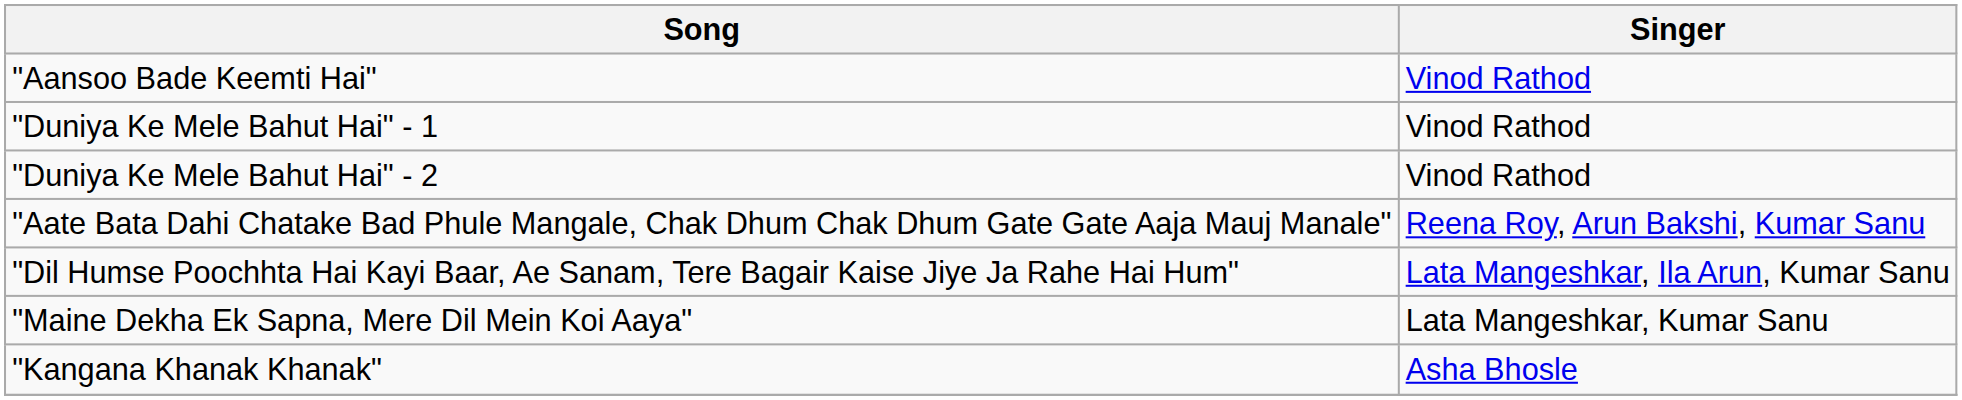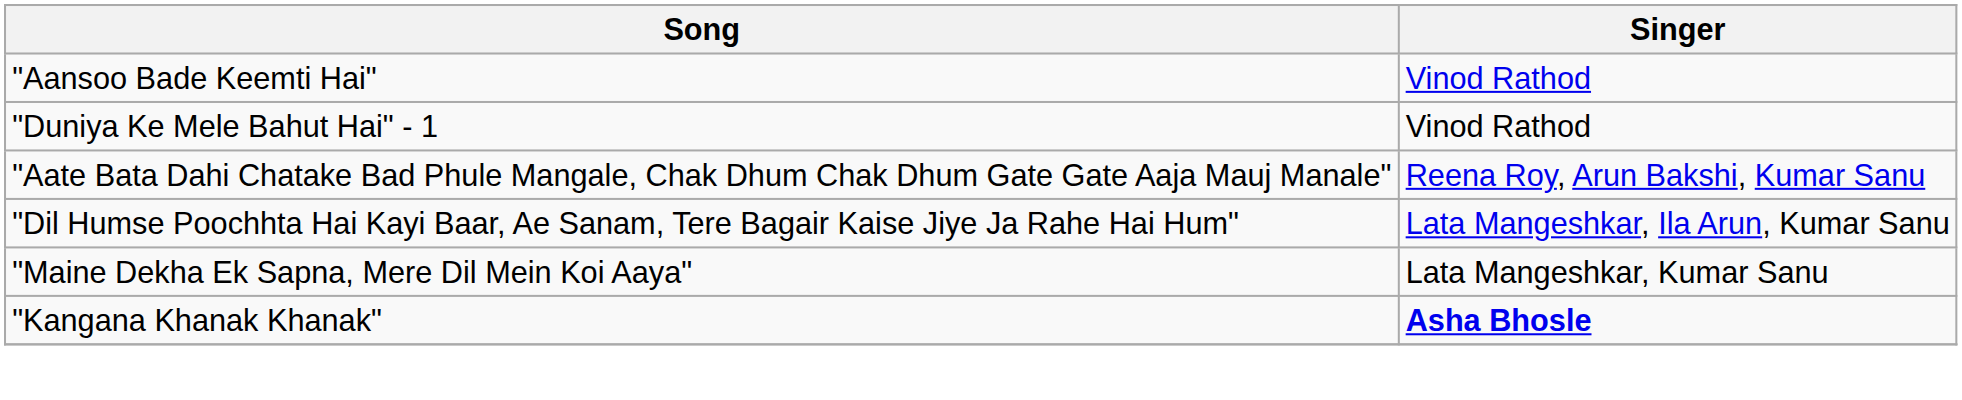- row: (225, 175)
(1492, 370) normal -> (1499, 321) bold
